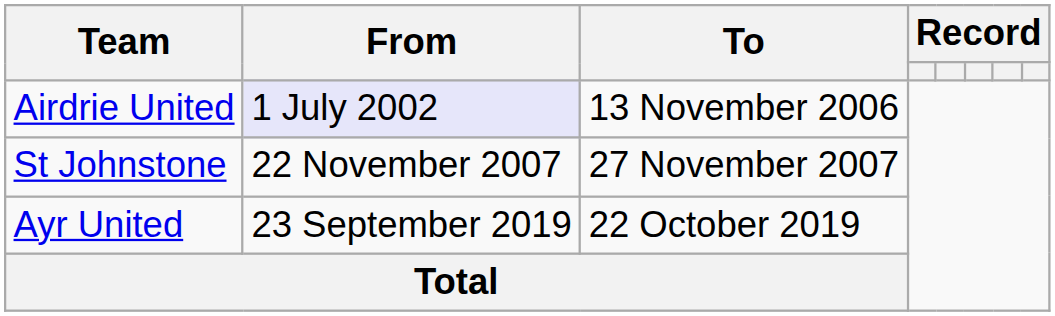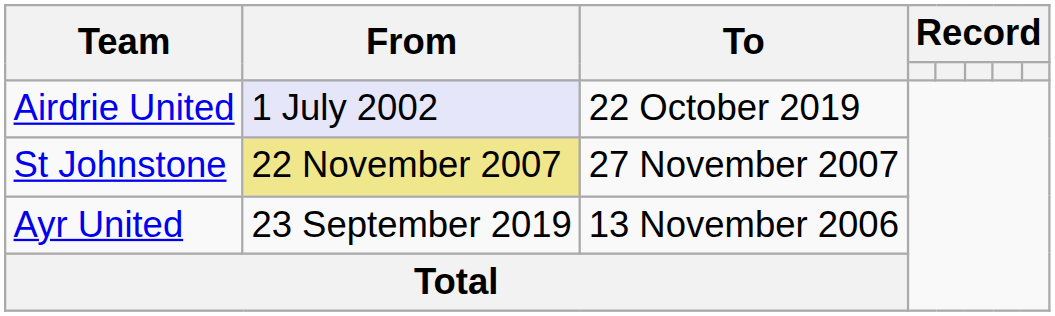(744, 108) 13 November 2006 -> (725, 108) 22 October 2019
(407, 165) no background -> (407, 165) khaki background
(725, 223) 22 October 2019 -> (744, 223) 13 November 2006
